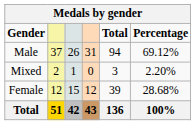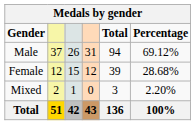rows swapped: (26, 91) <-> (26, 71)
